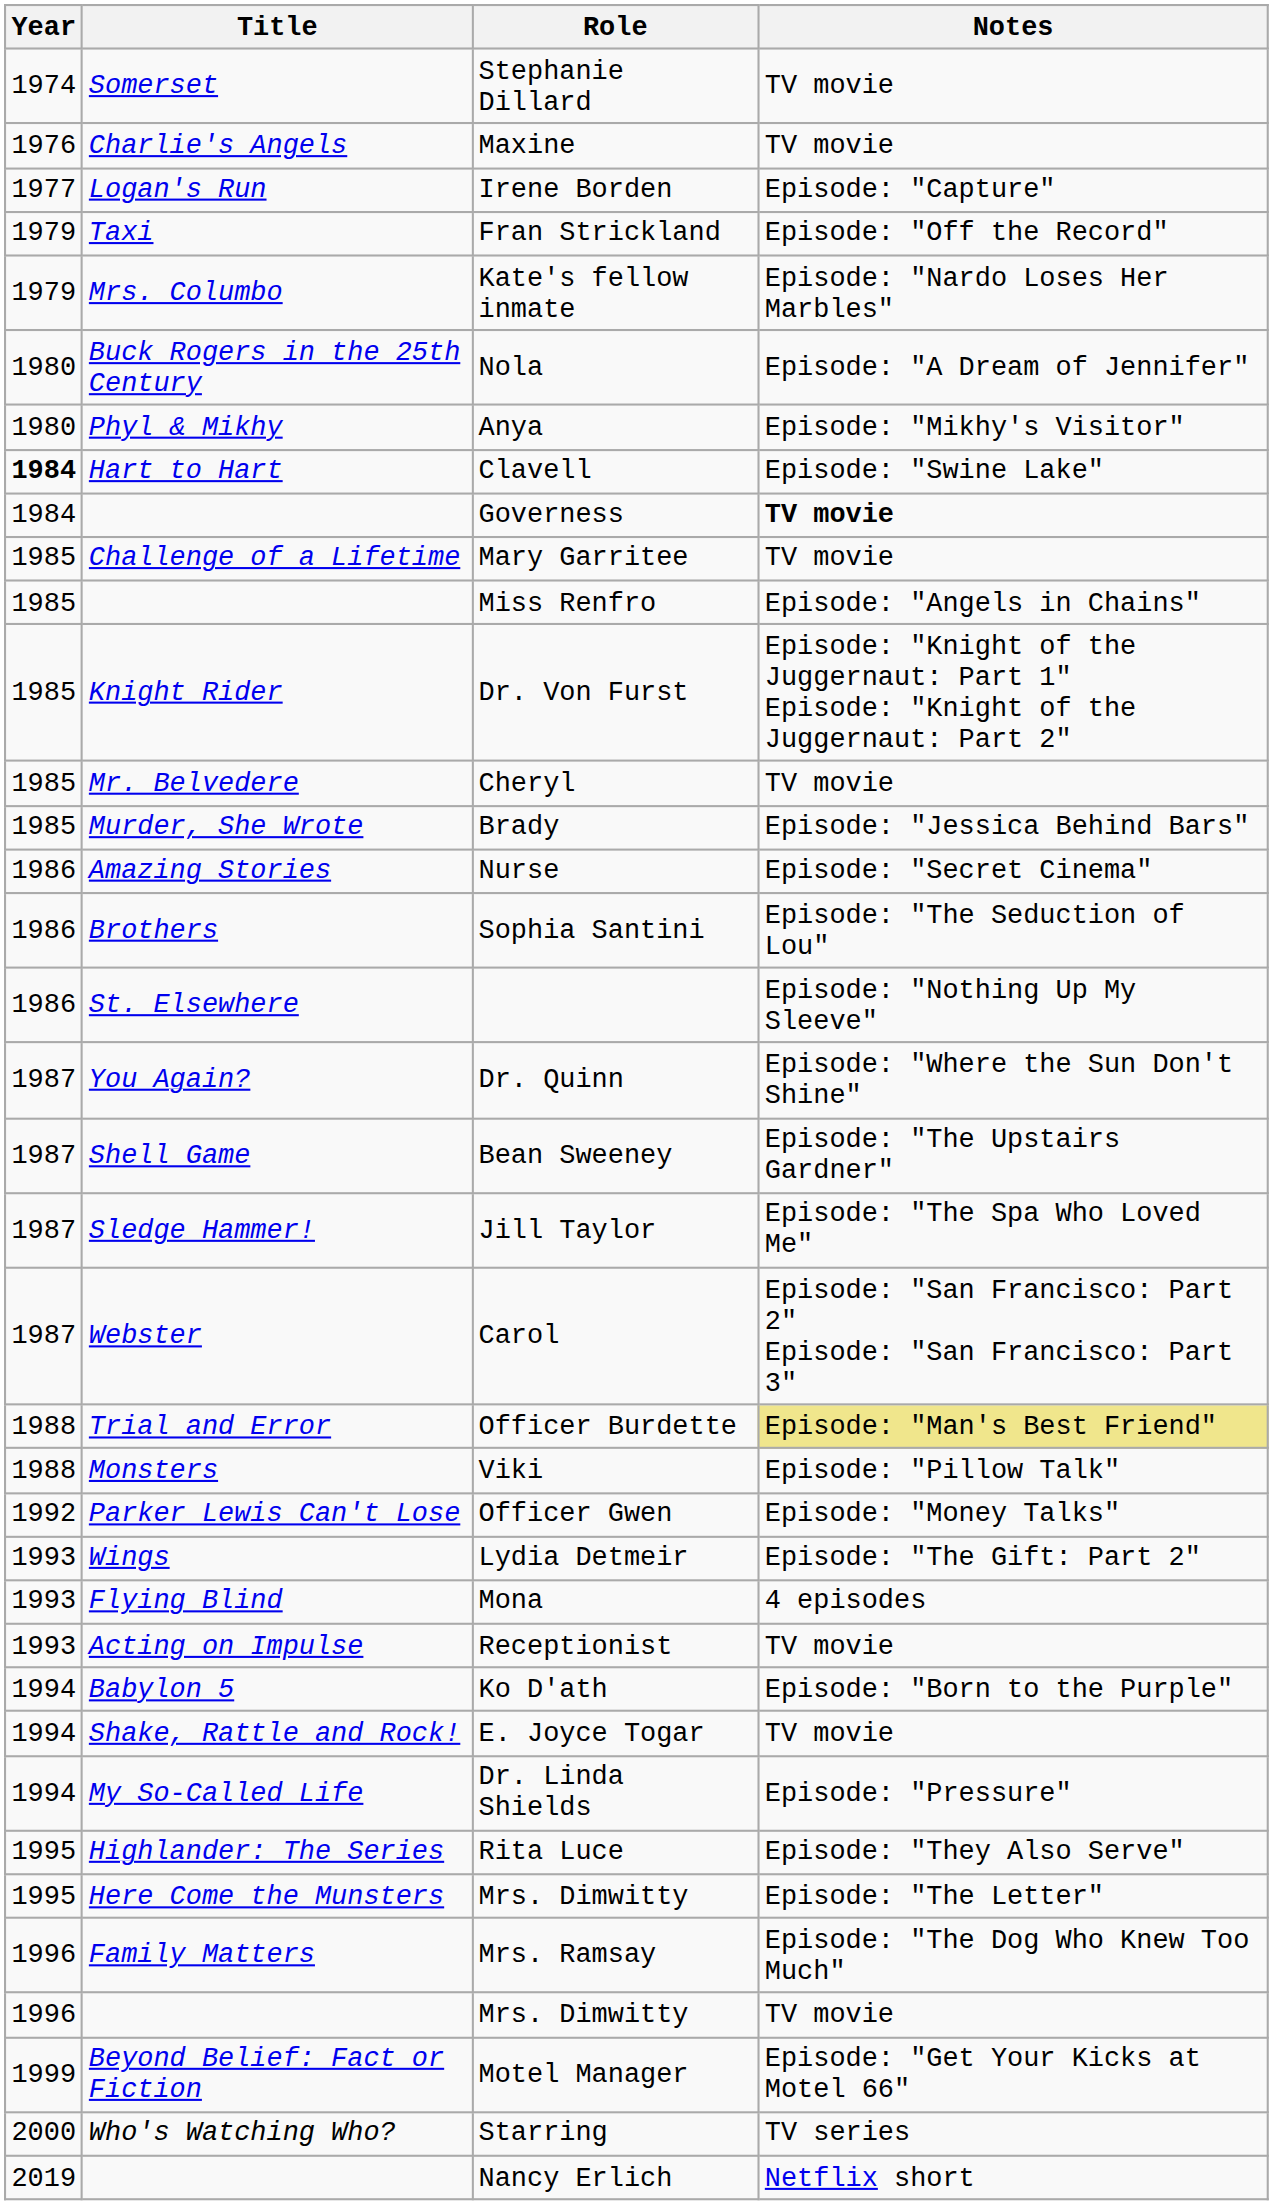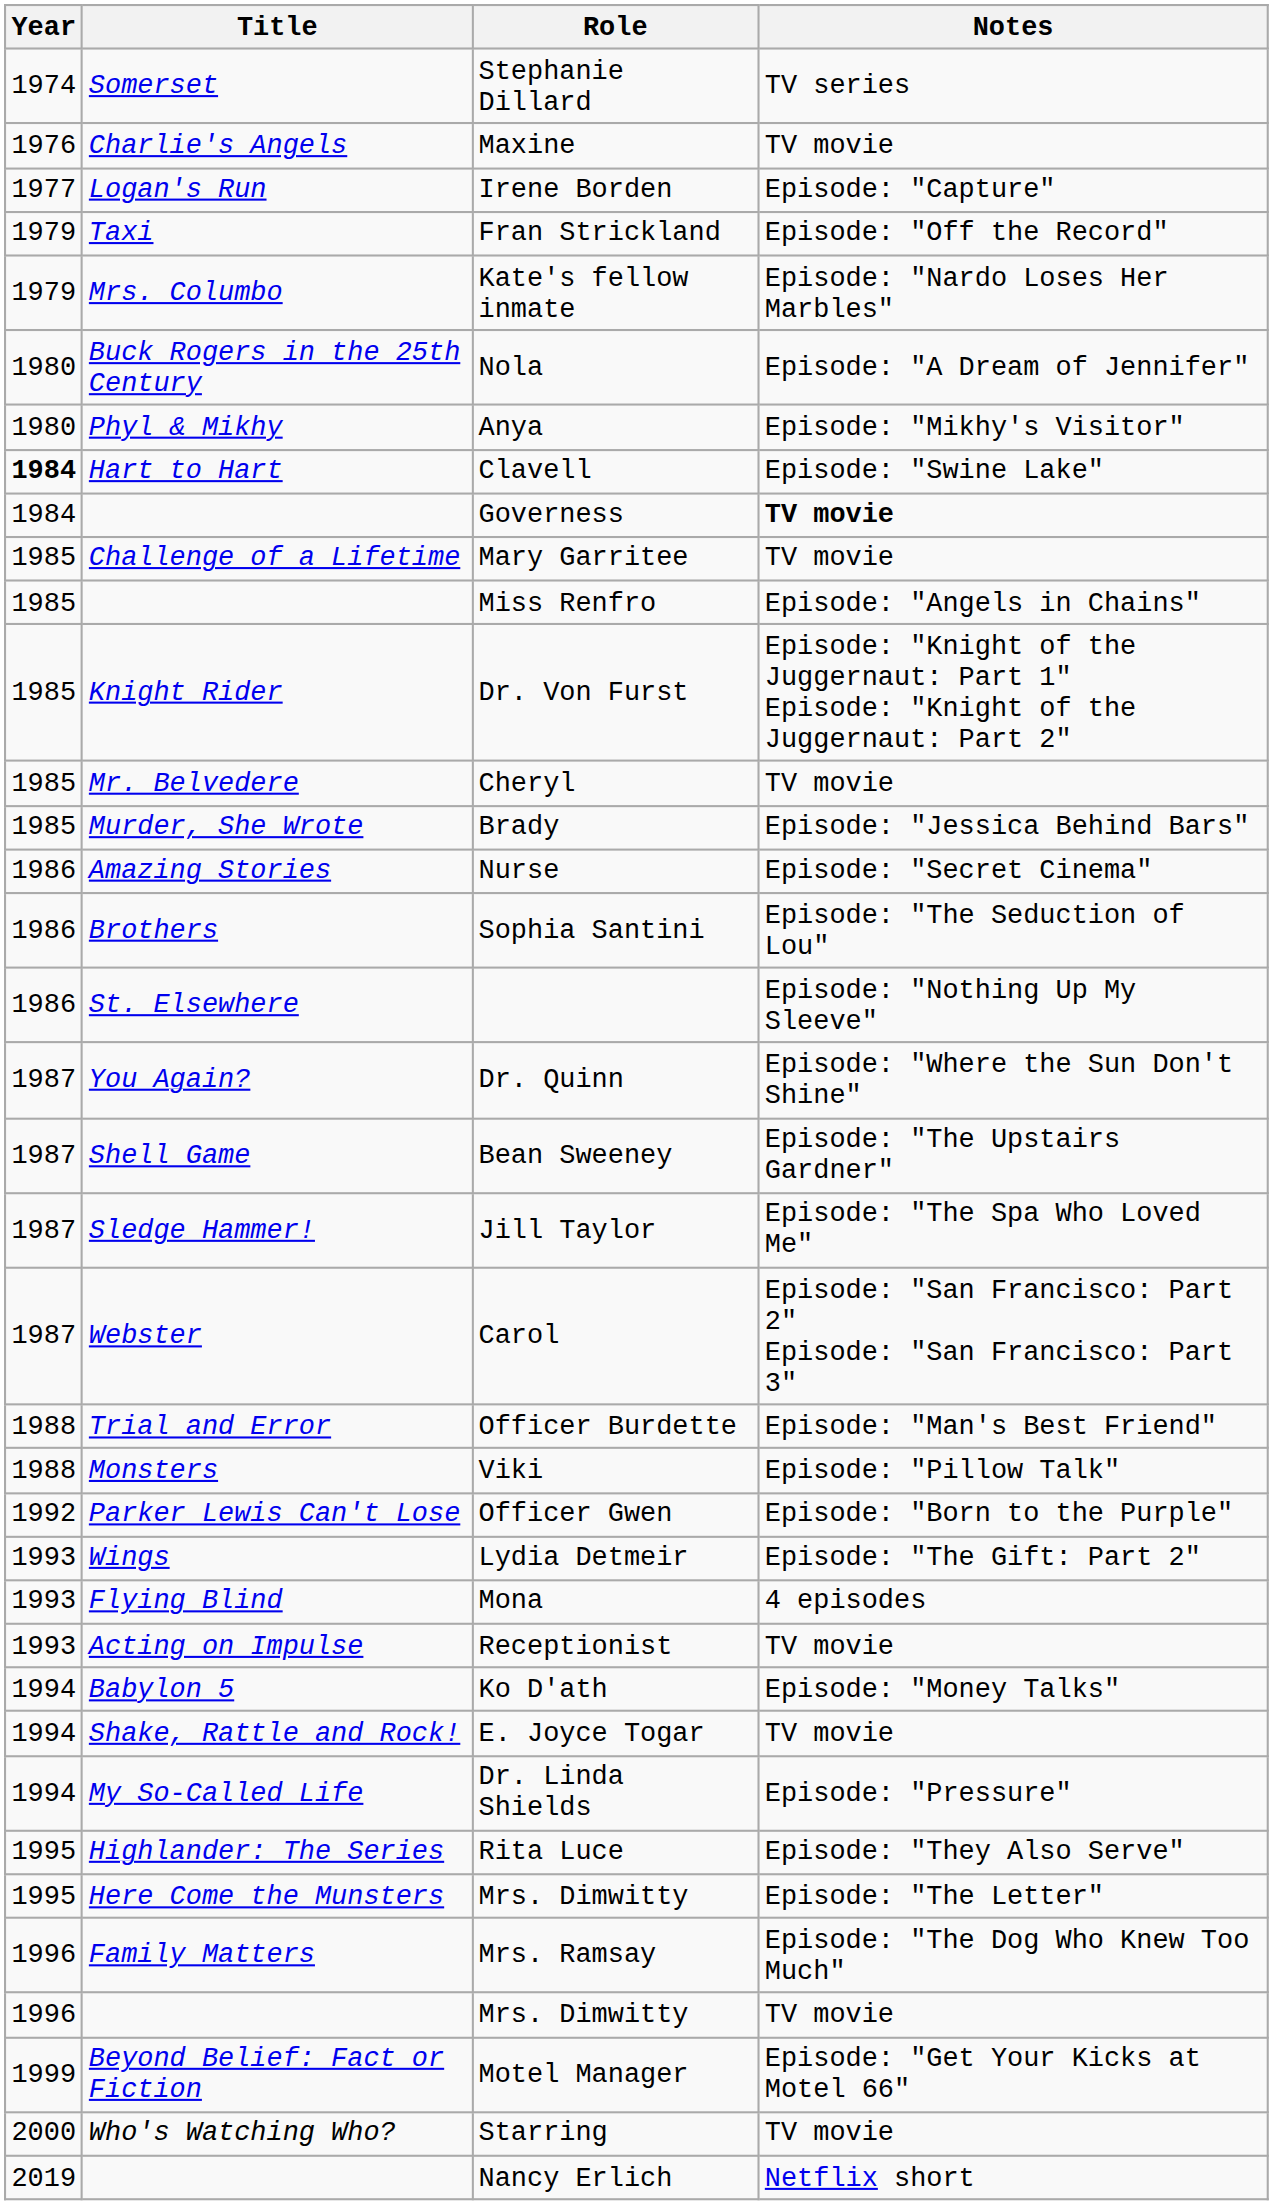(829, 86) TV movie -> (837, 86) TV series
(991, 1427) khaki background -> (991, 1427) no background
(942, 1514) Episode: "Money Talks" -> (999, 1514) Episode: "Born to the Purple"
(999, 1690) Episode: "Born to the Purple" -> (942, 1690) Episode: "Money Talks"
(837, 2134) TV series -> (829, 2134) TV movie
